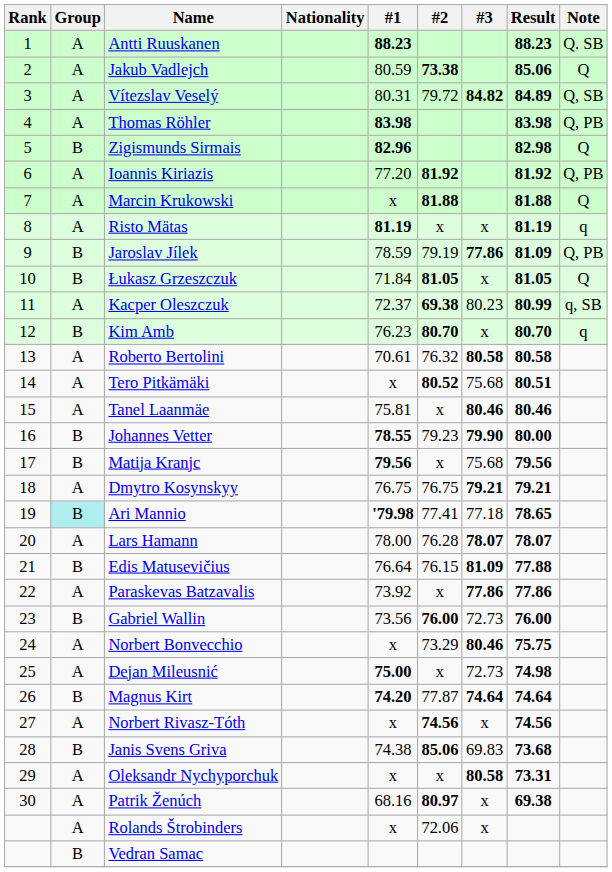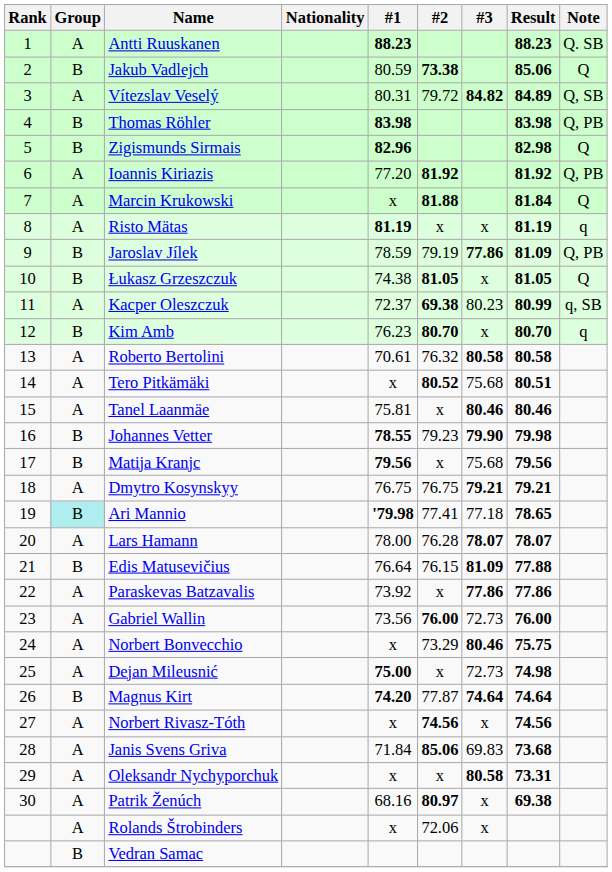(78, 69) A -> (78, 69) B
(78, 122) A -> (78, 122) B
(533, 200) 81.88 -> (533, 200) 81.84
(393, 278) 71.84 -> (393, 278) 74.38
(533, 435) 80.00 -> (533, 435) 79.98
(78, 618) B -> (78, 618) A
(78, 749) B -> (78, 749) A
(393, 749) 74.38 -> (393, 749) 71.84
